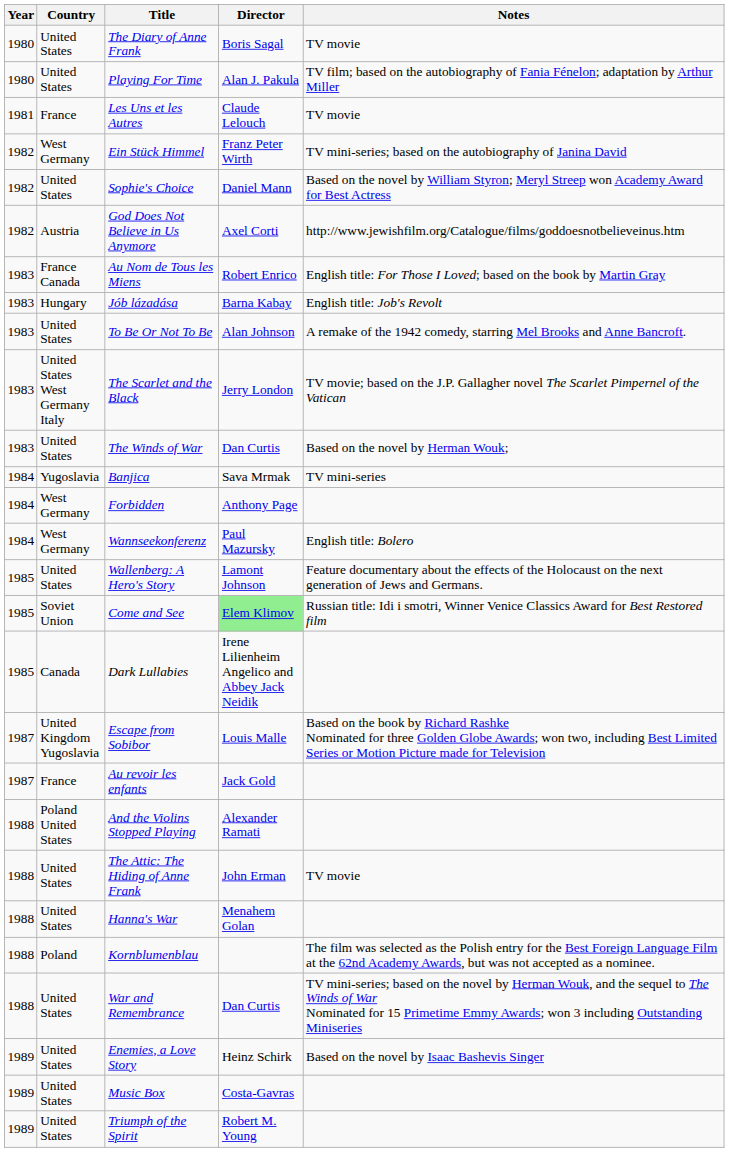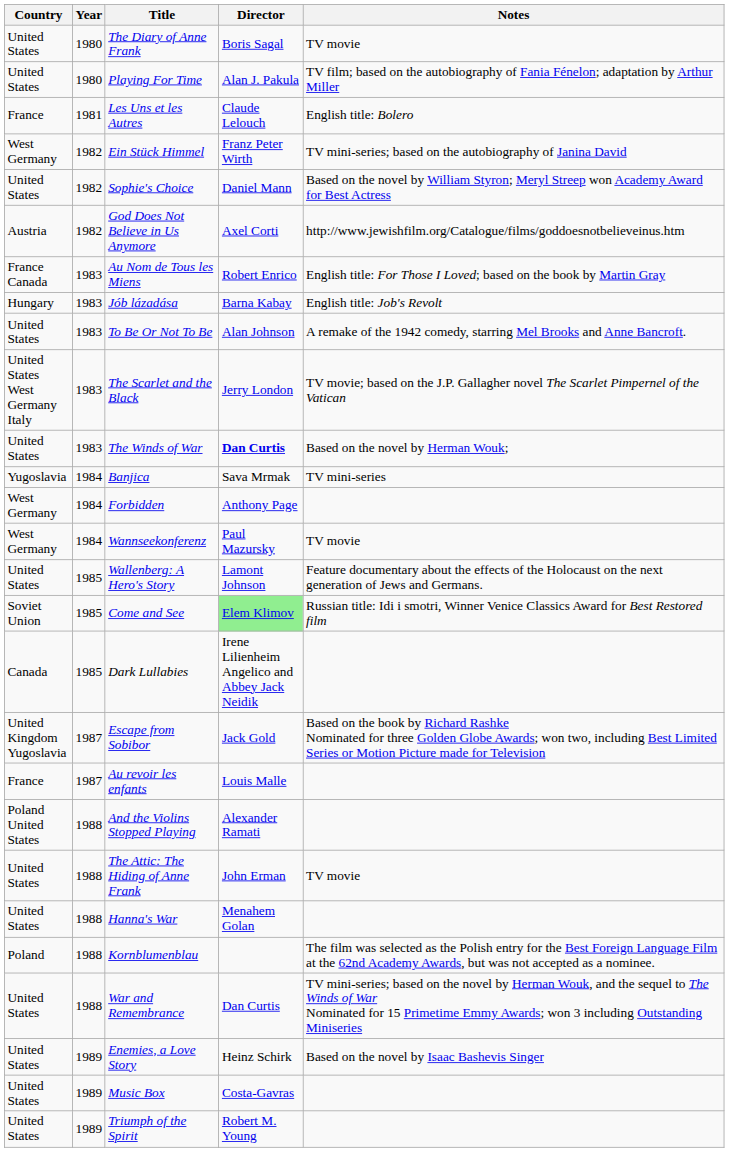columns swapped: (21, 15) <-> (71, 15)
(333, 115) TV movie -> (360, 115) English title: Bolero
(251, 448) normal -> (253, 448) bold
(360, 541) English title: Bolero -> (333, 541) TV movie
(254, 737) Louis Malle -> (249, 737) Jack Gold
(249, 781) Jack Gold -> (254, 781) Louis Malle
